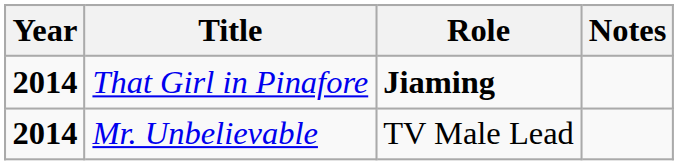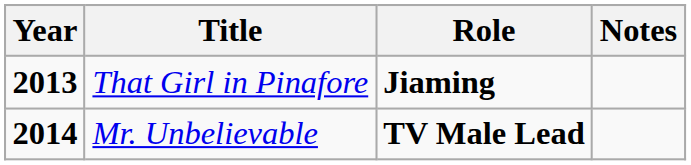(45, 81) 2014 -> (45, 81) 2013
(478, 133) normal -> (484, 133) bold
